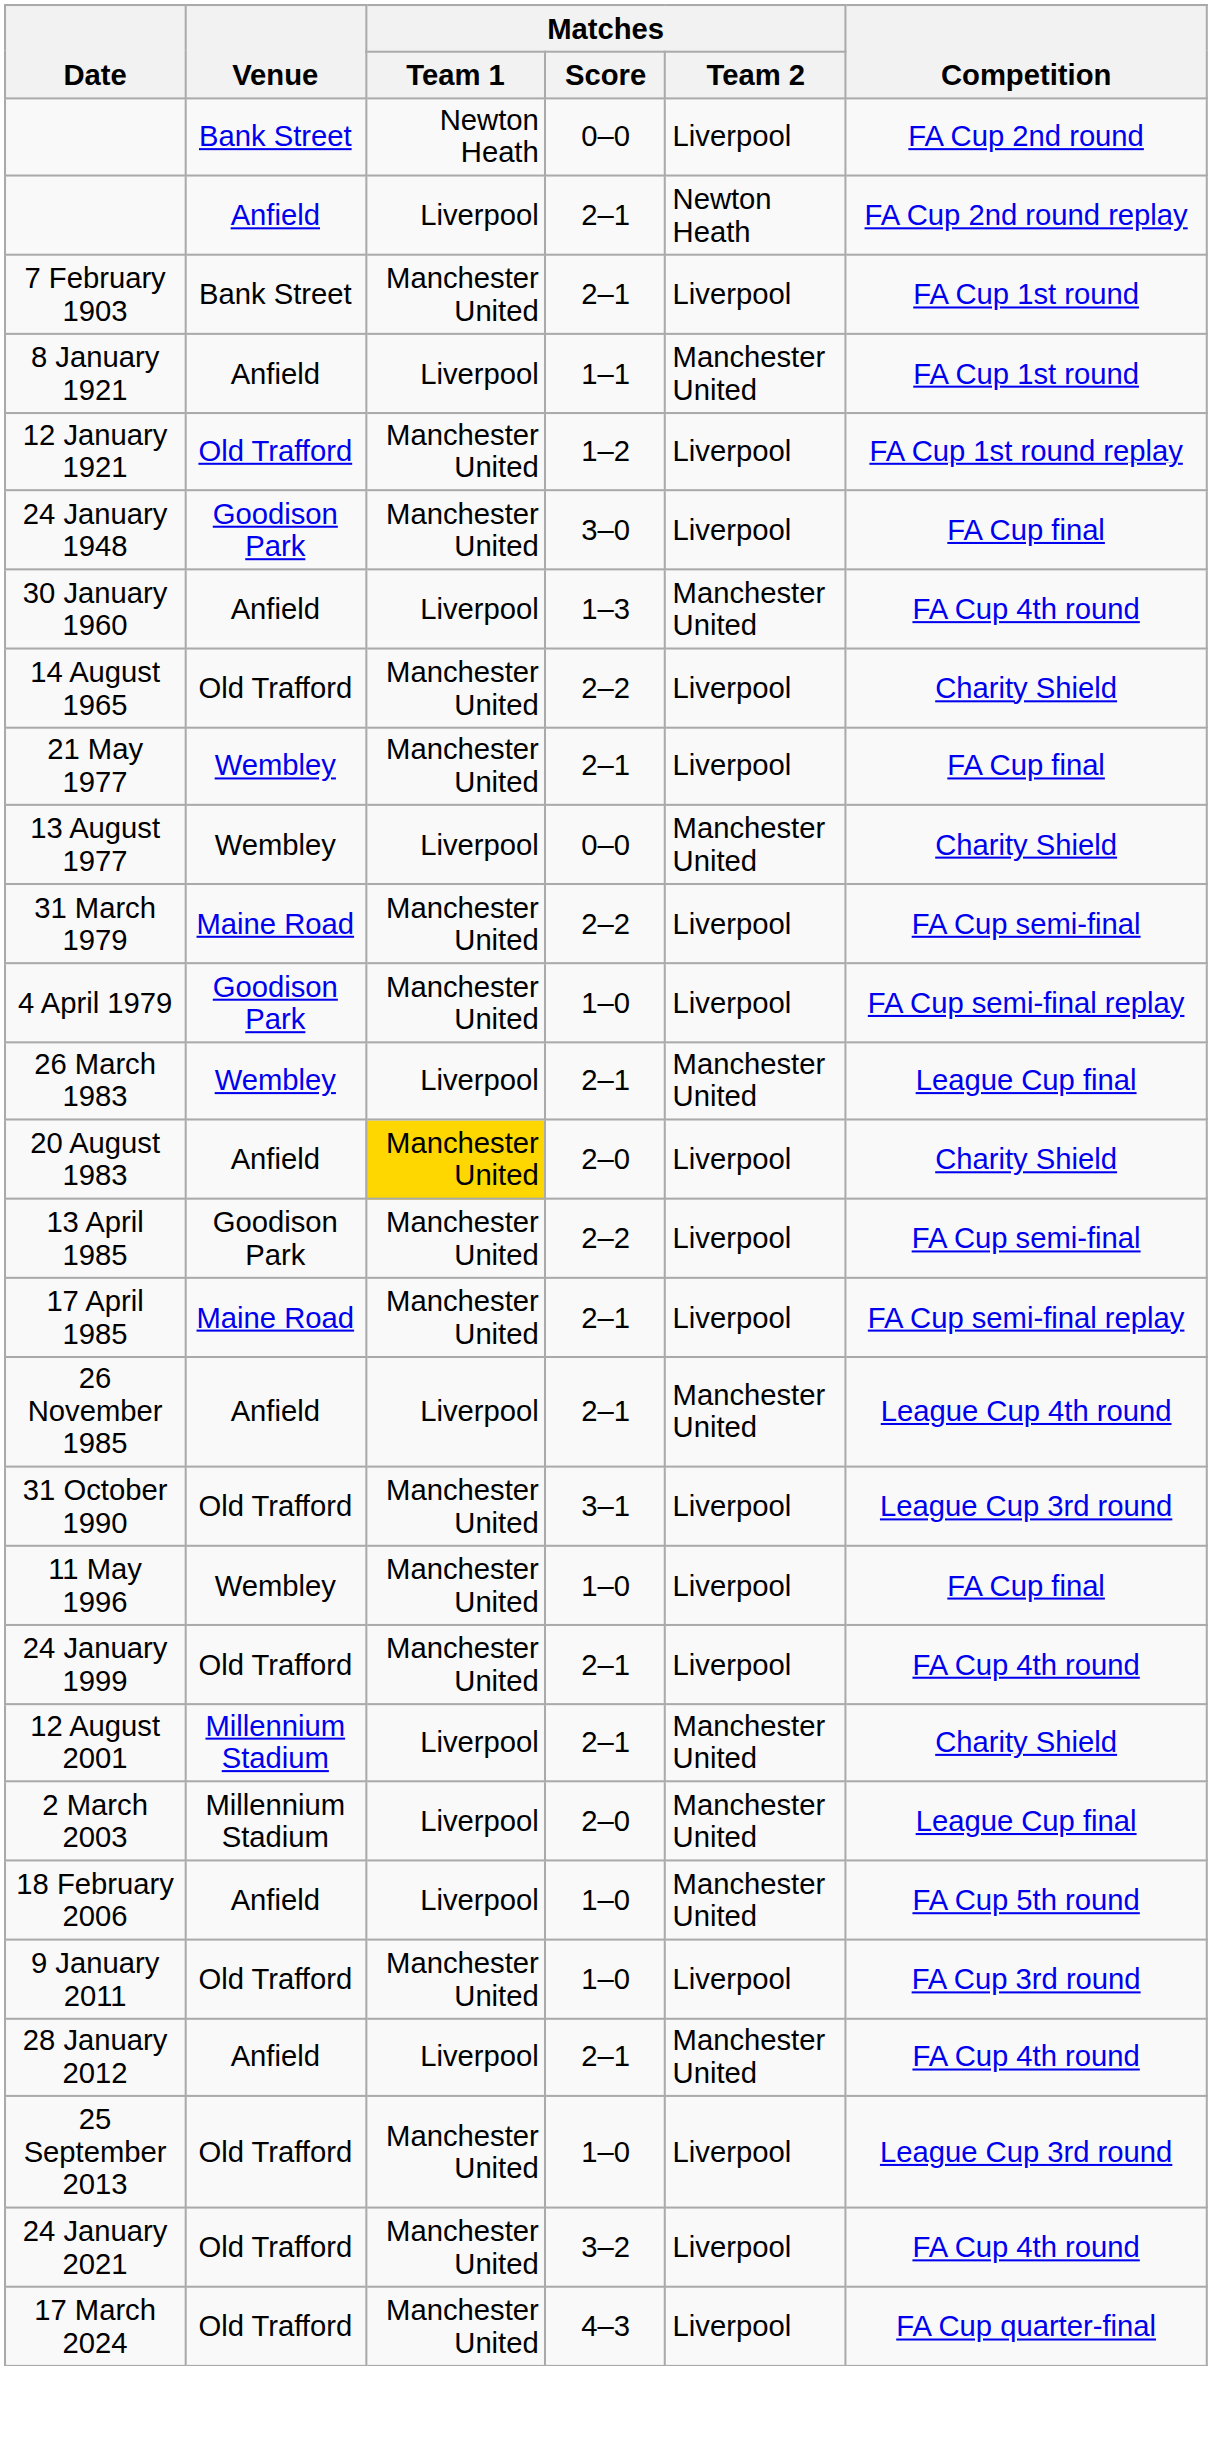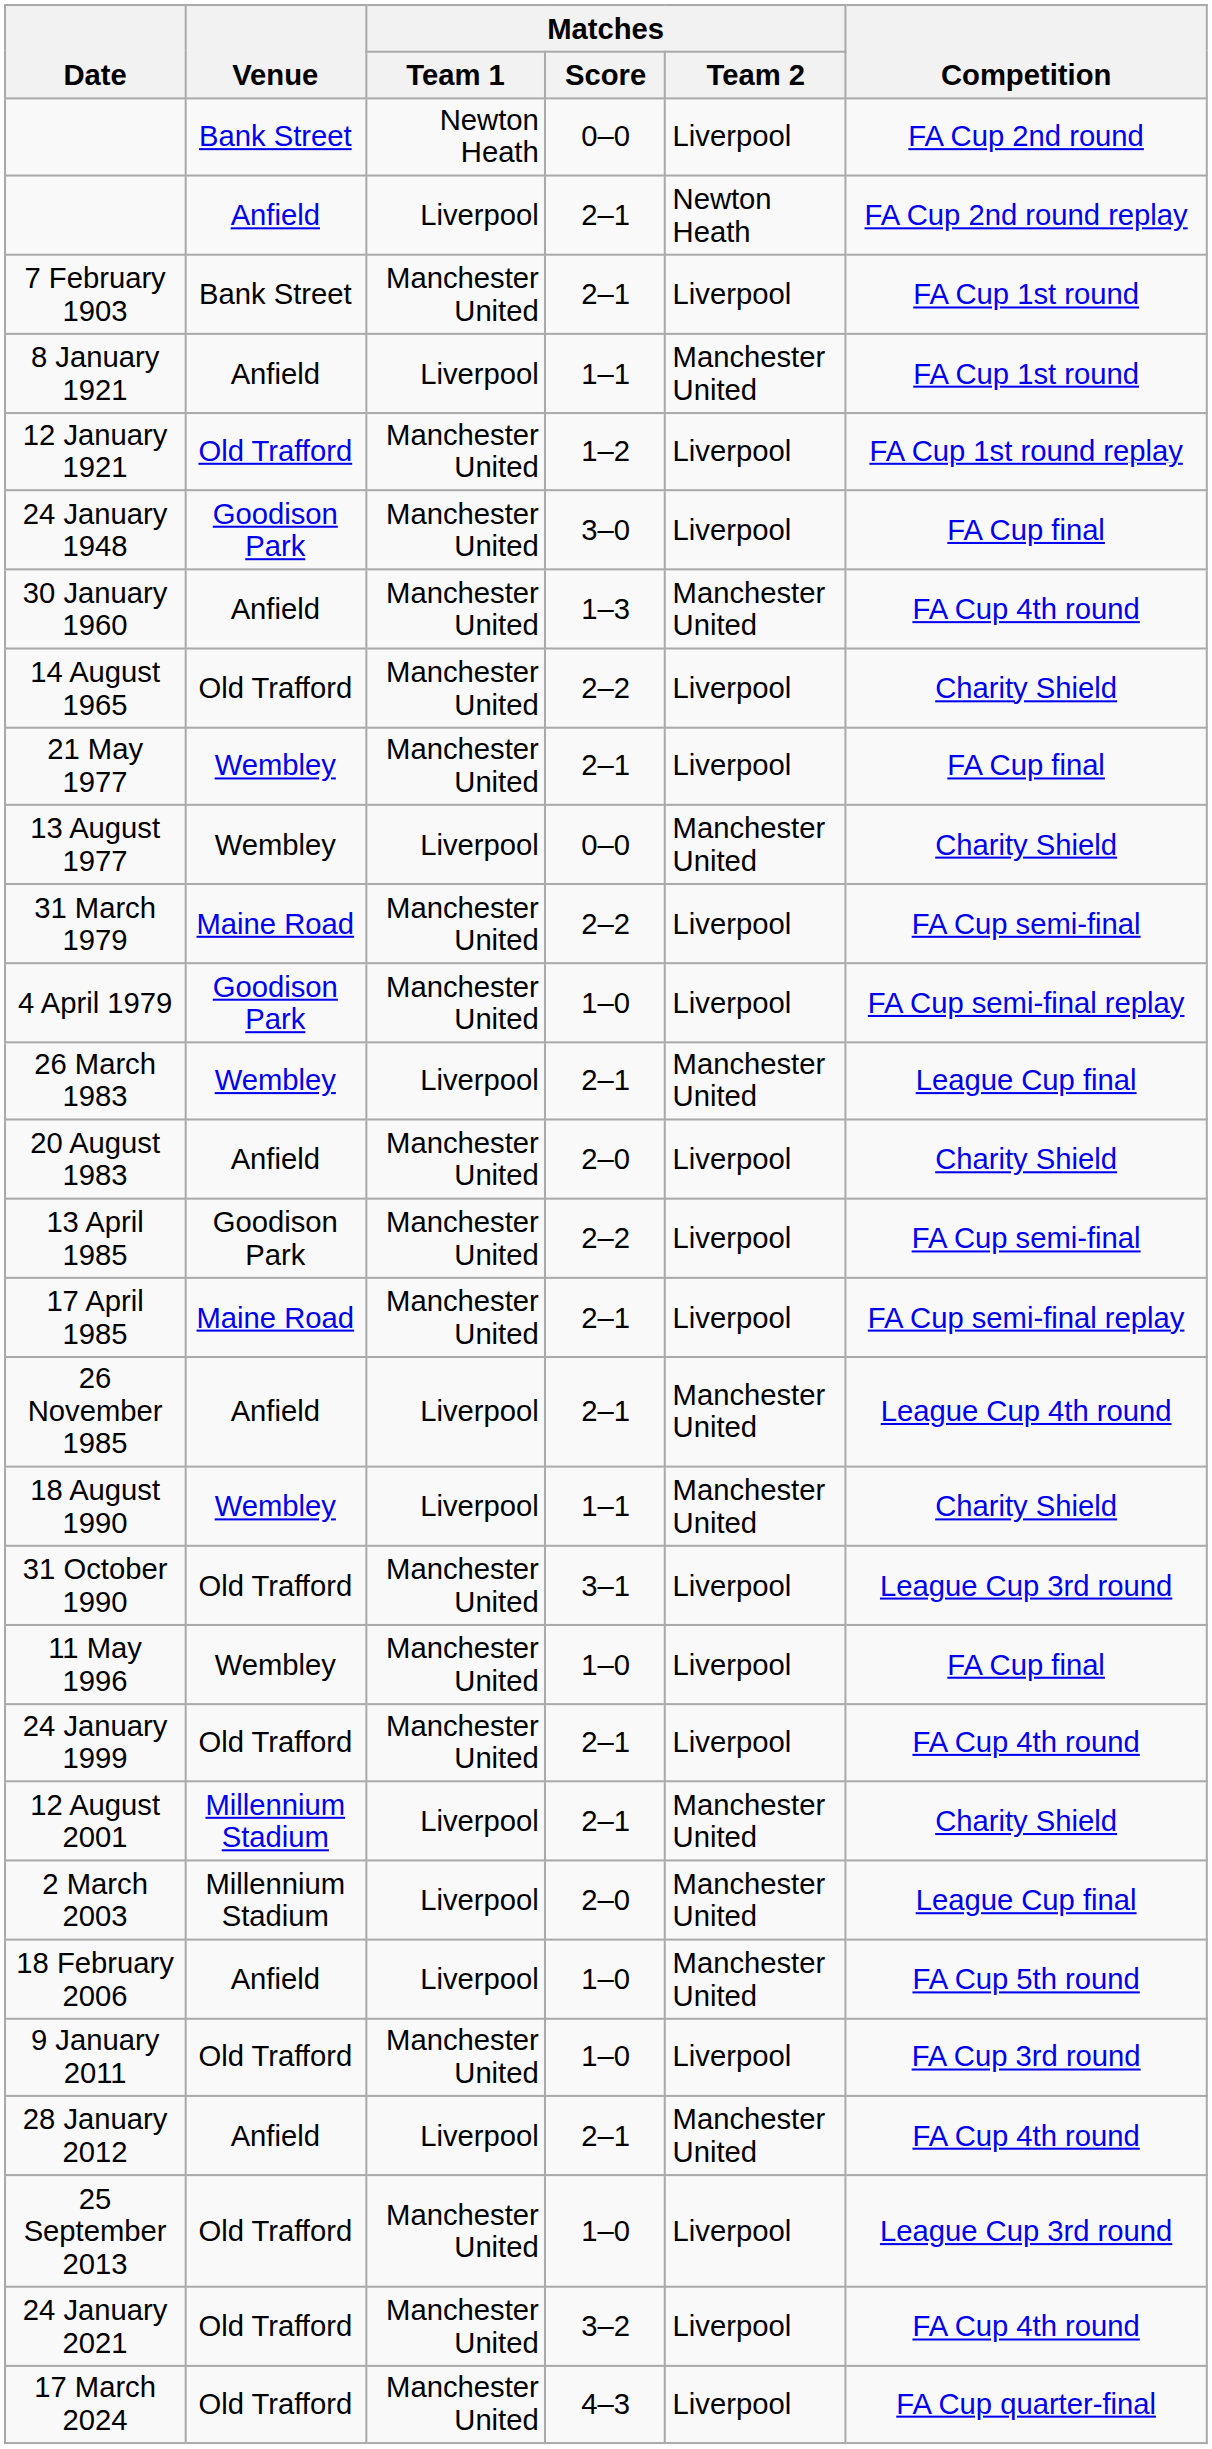(479, 609) Liverpool -> (462, 609) Manchester United
(462, 1160) gold background -> (462, 1160) no background
+ row: (95, 1507)
